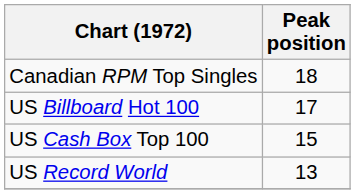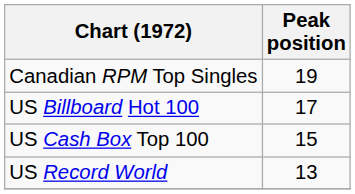(306, 75) 18 -> (306, 75) 19
